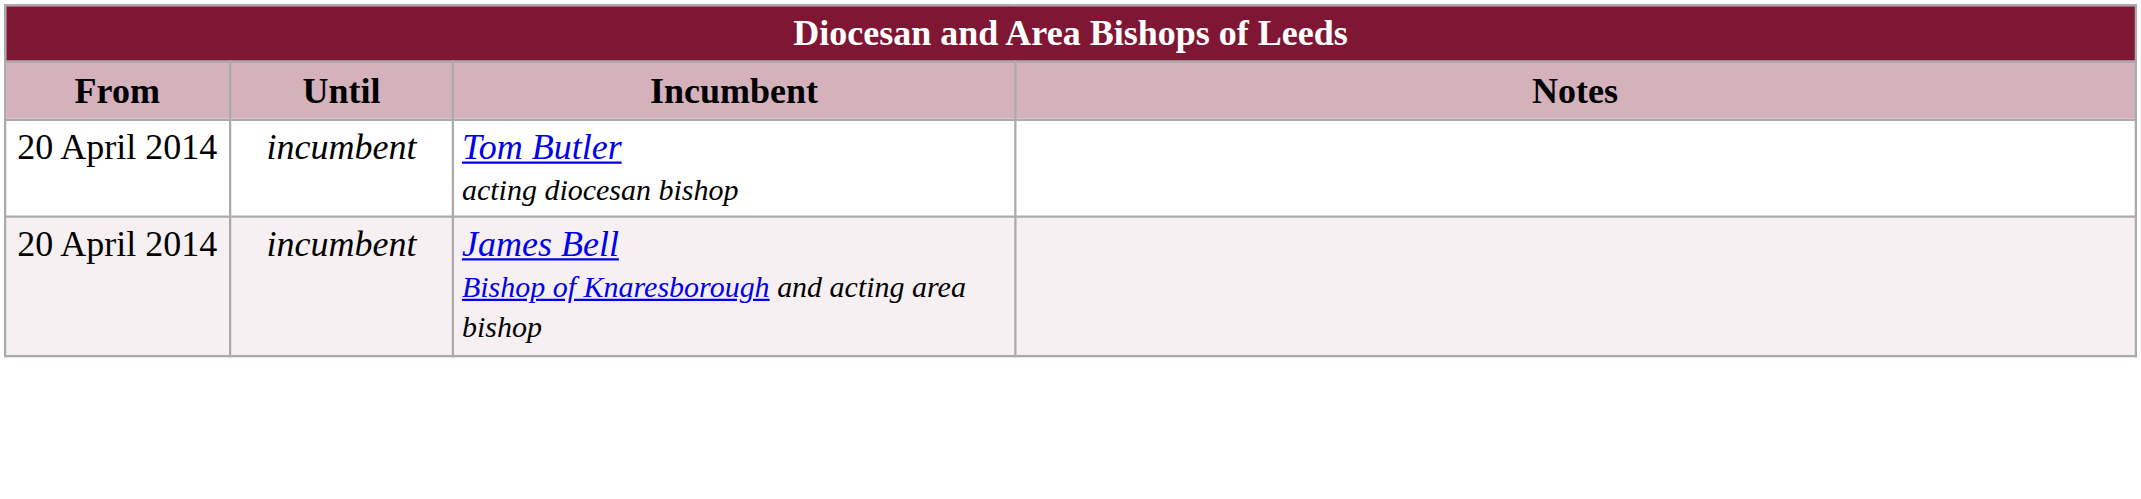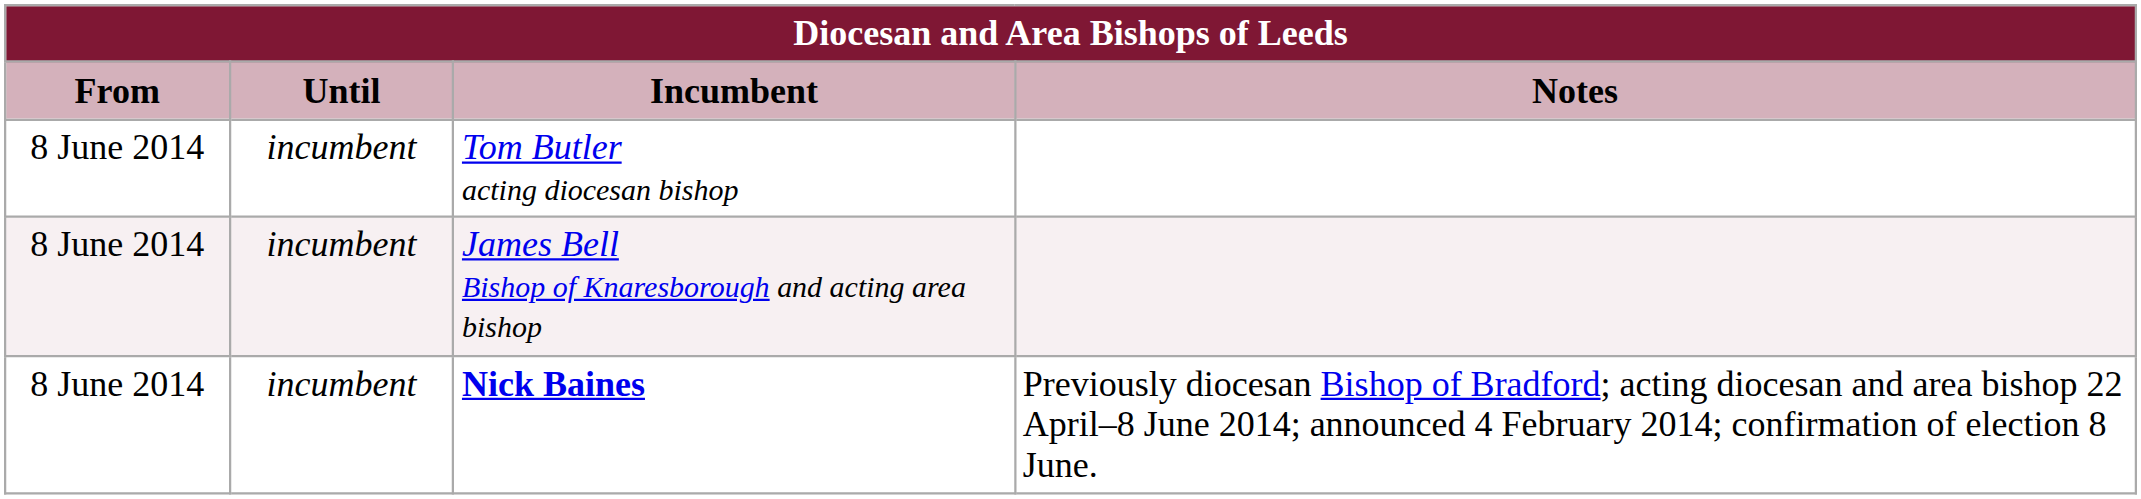(117, 147) 20 April 2014 -> (117, 147) 8 June 2014
(117, 244) 20 April 2014 -> (117, 244) 8 June 2014
+ row: (553, 382)
